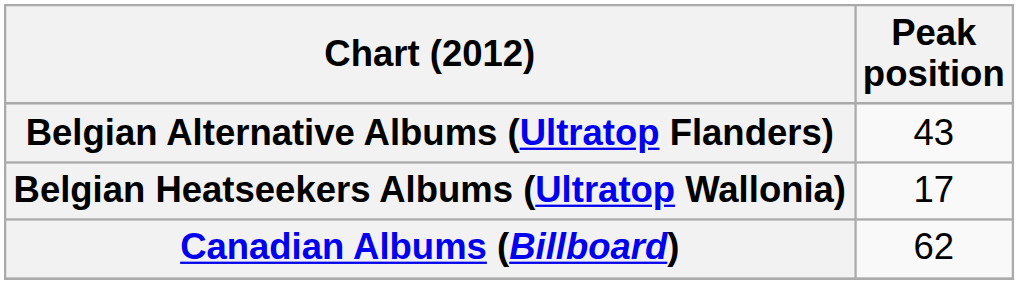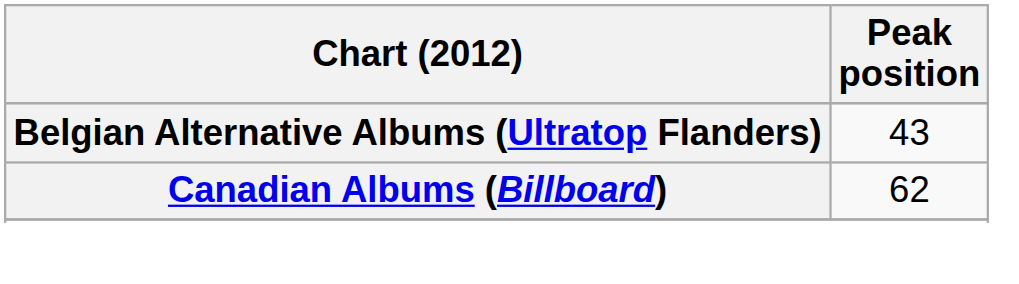- row: (430, 190)
